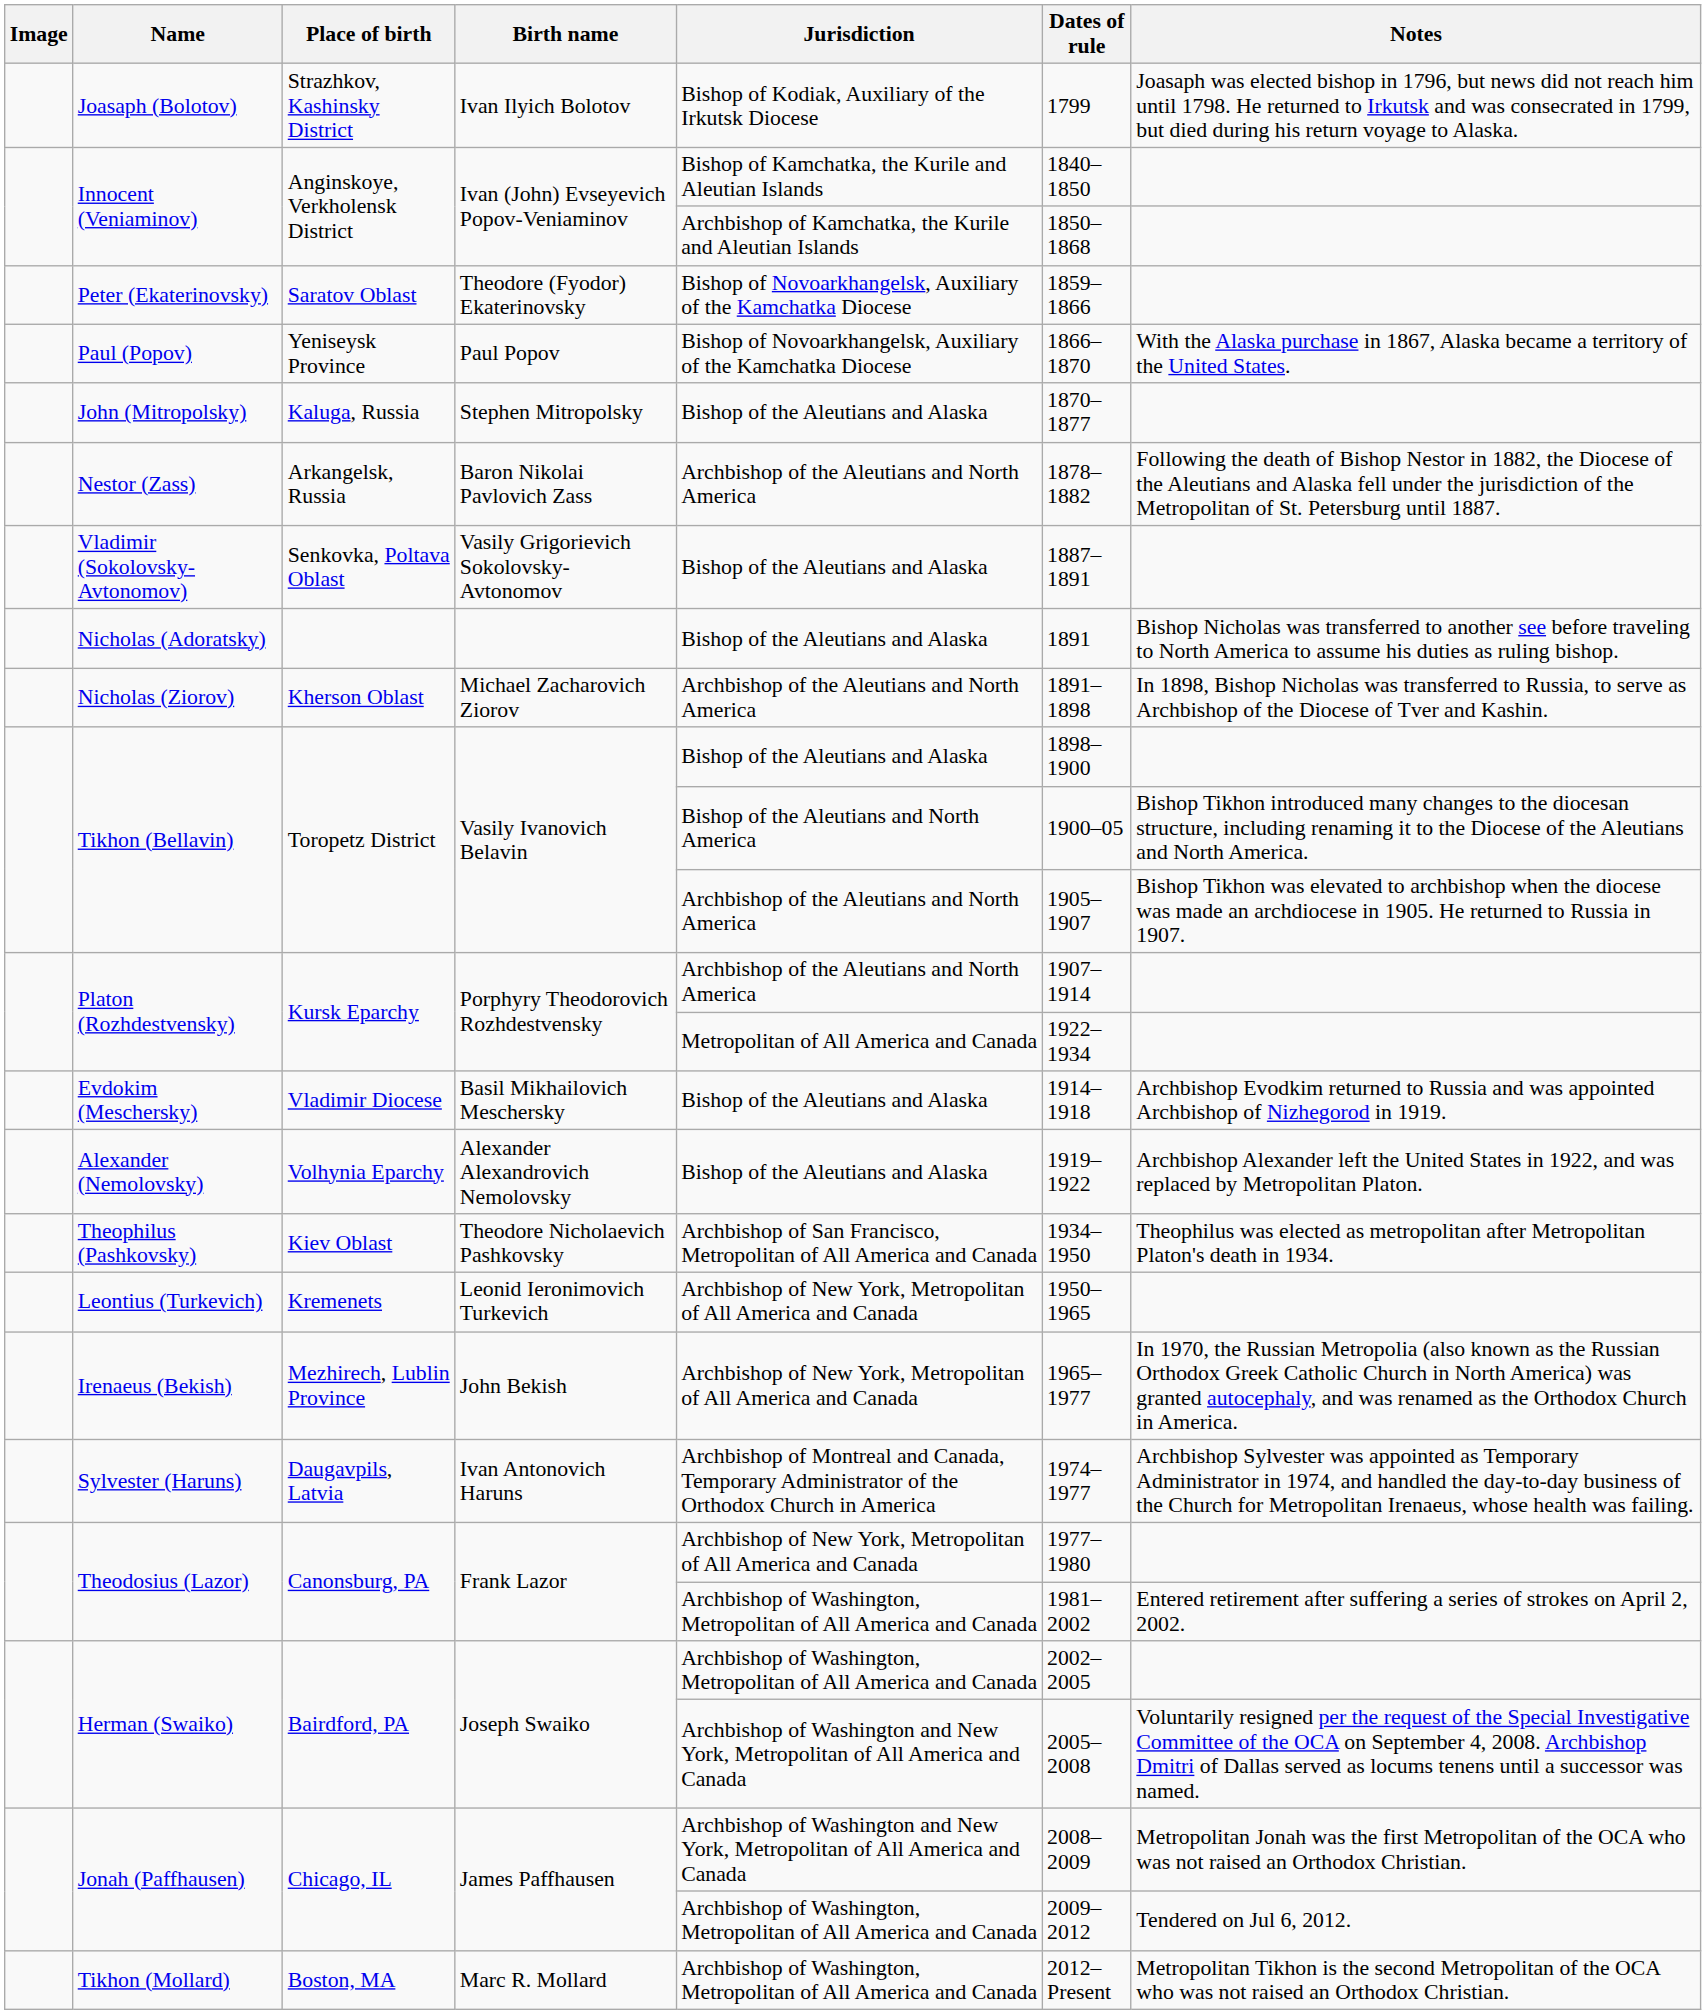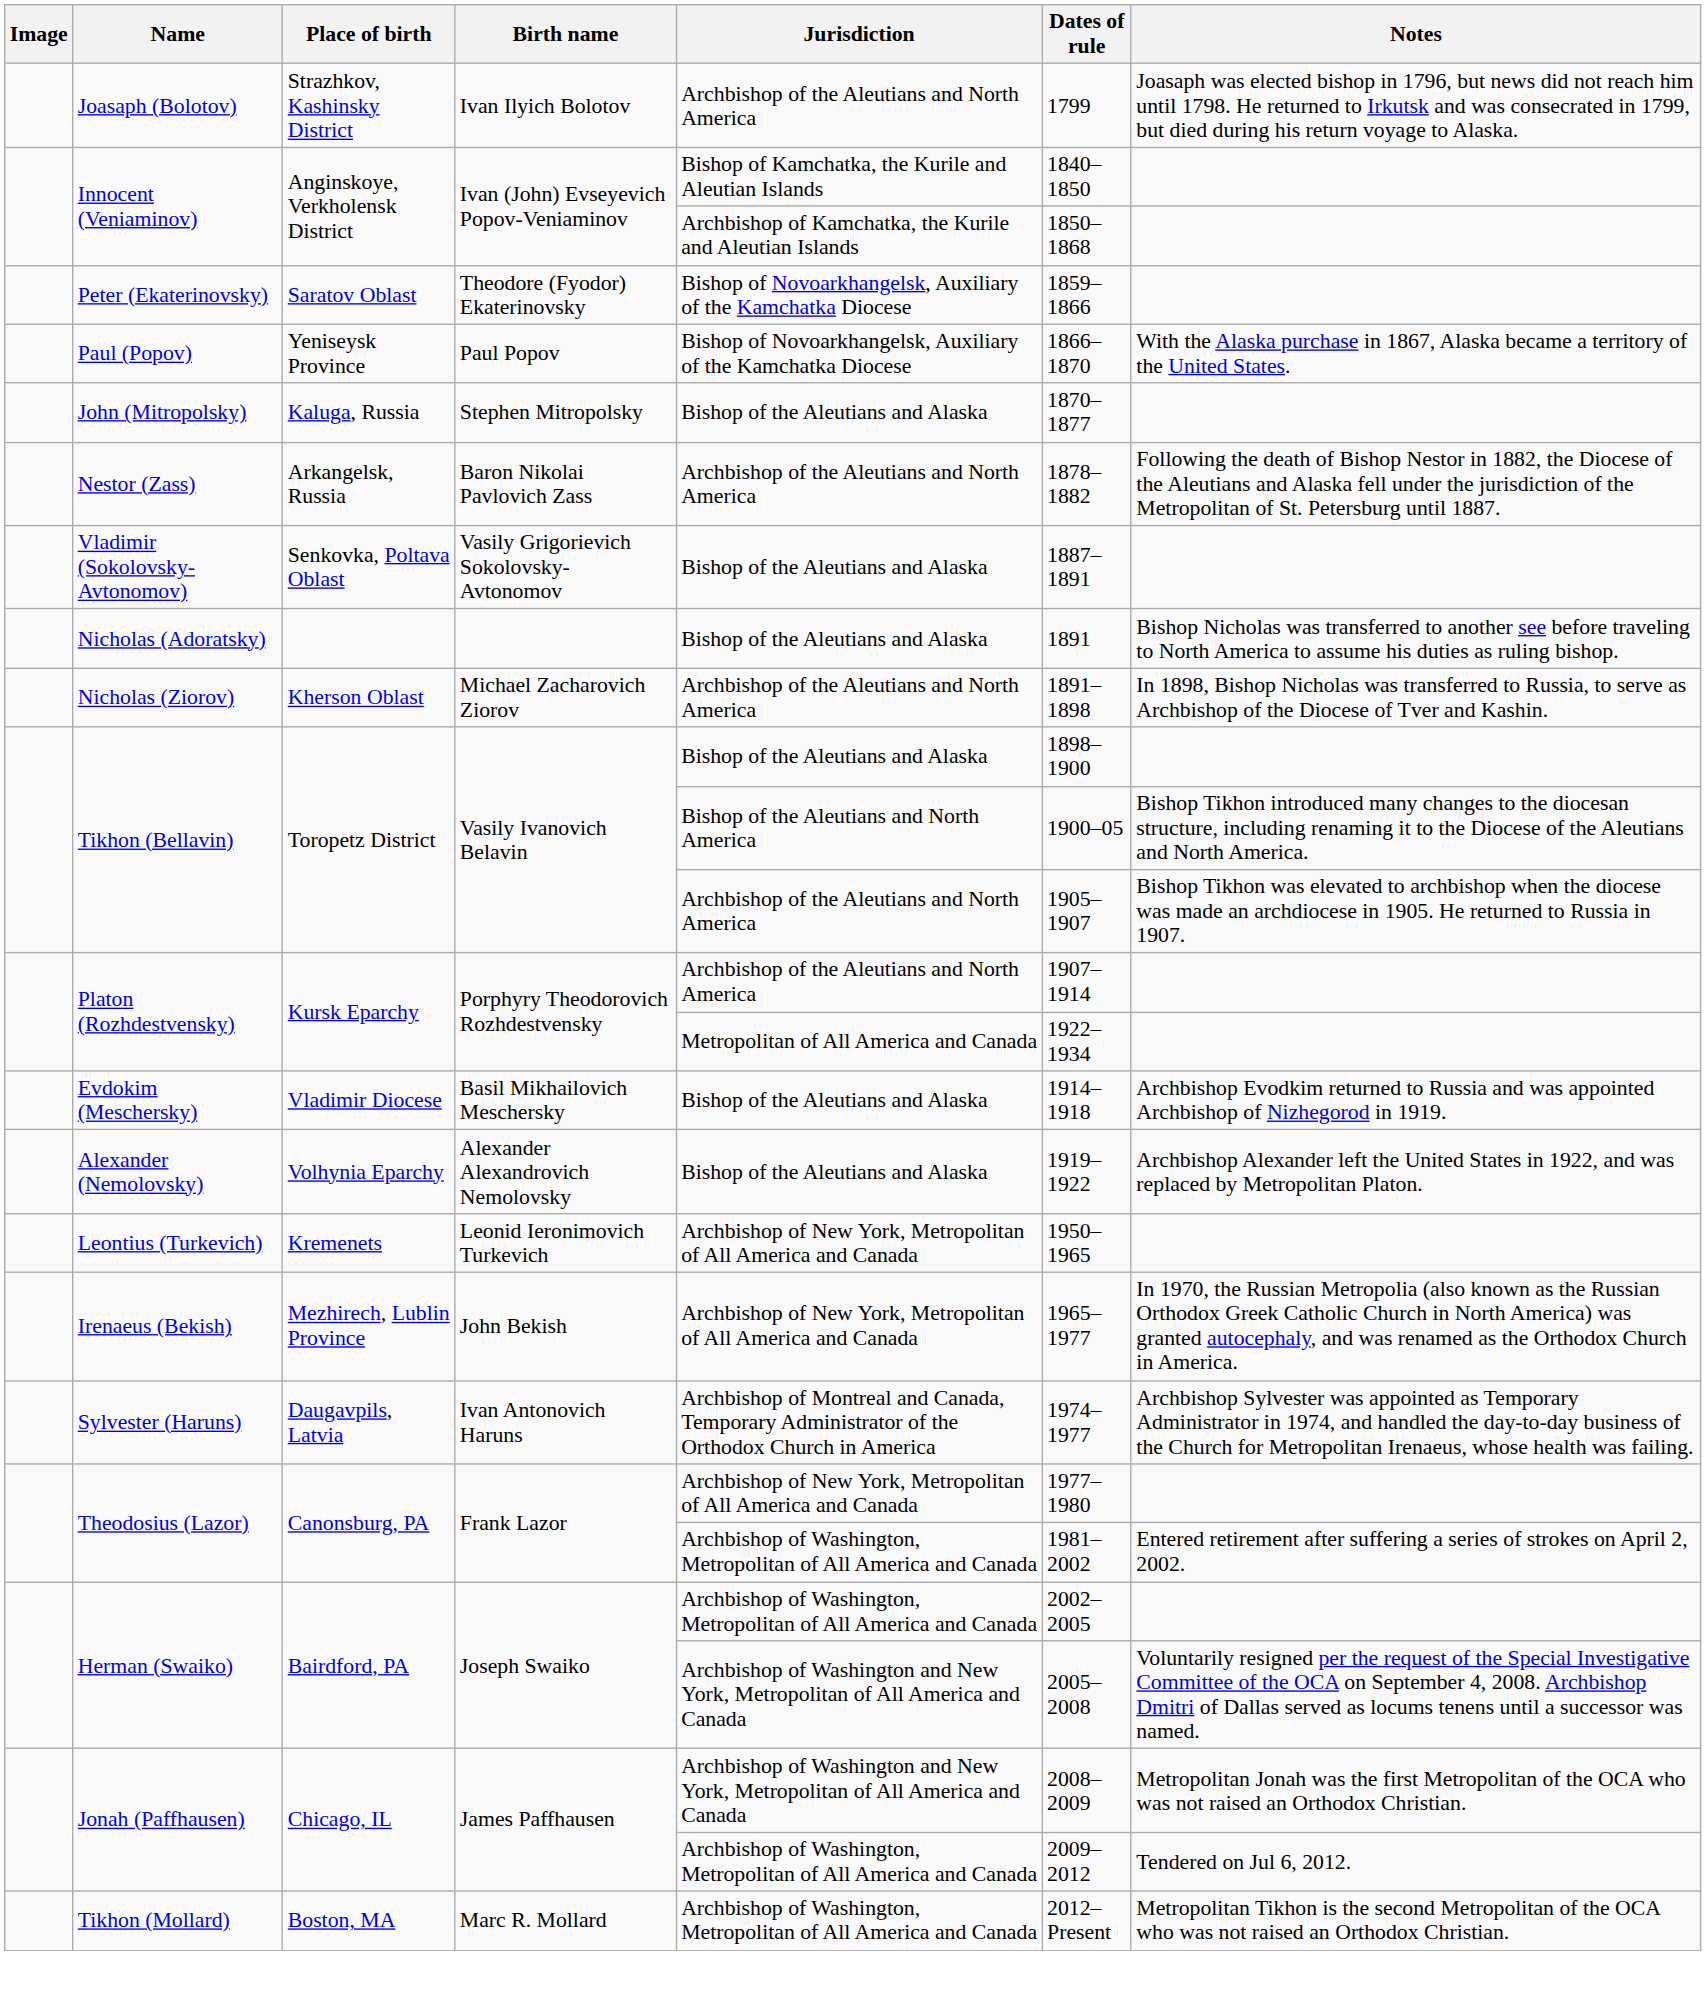(833, 105) Bishop of Kodiak, Auxiliary of the Irkutsk Diocese -> (850, 105) Archbishop of the Aleutians and North America
- row: (137, 1242)
